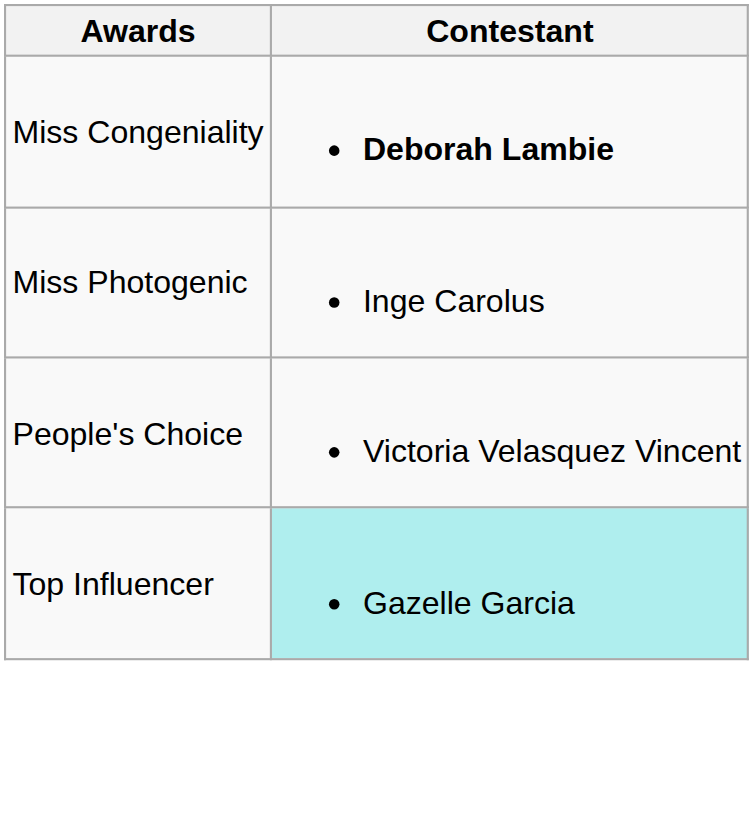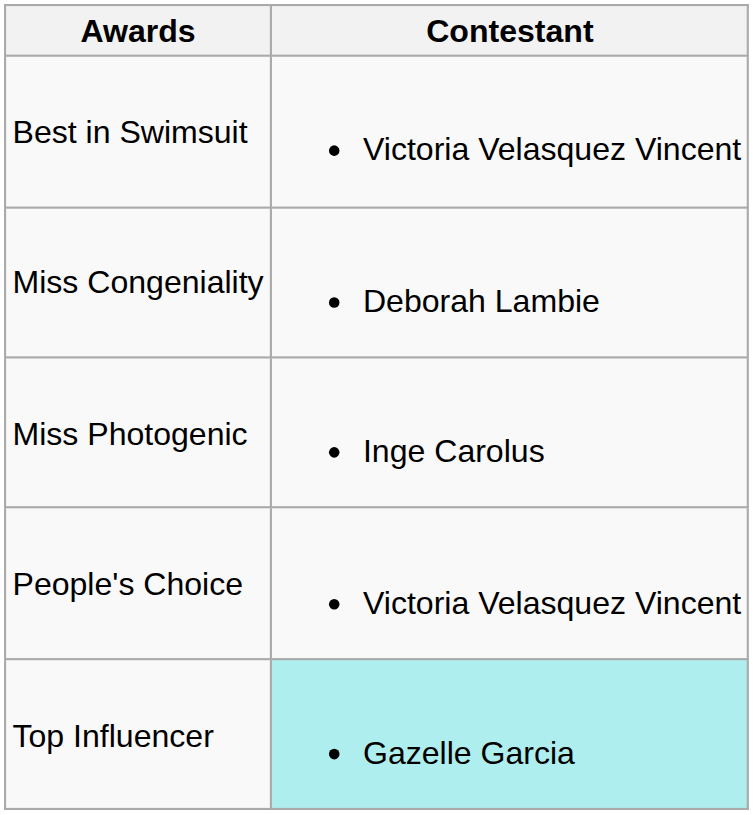+ row: (130, 131)
(510, 149) bold -> (510, 300) normal
